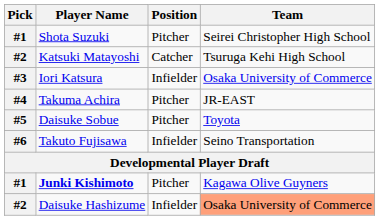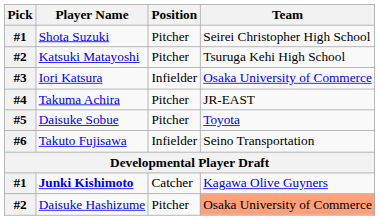(172, 57) Catcher -> (170, 57) Pitcher
(170, 183) Pitcher -> (172, 183) Catcher
(174, 204) Infielder -> (170, 204) Pitcher
